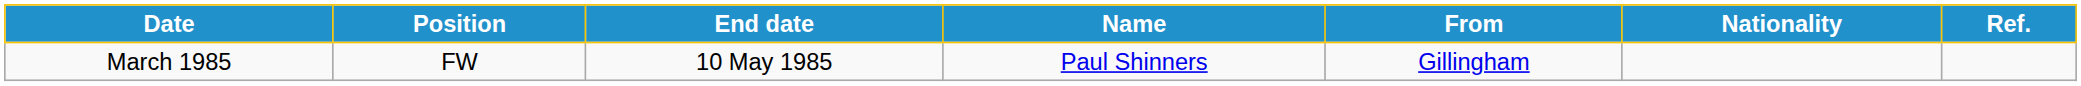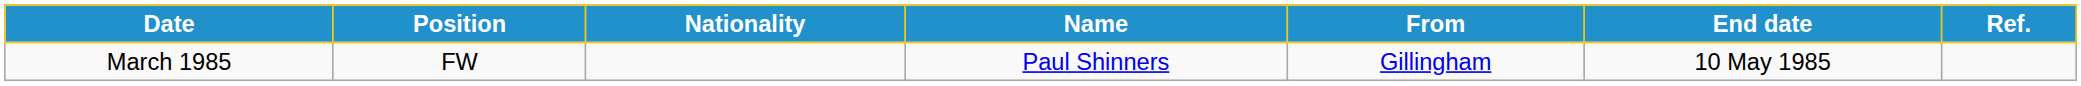columns swapped: (1782, 24) <-> (764, 24)
